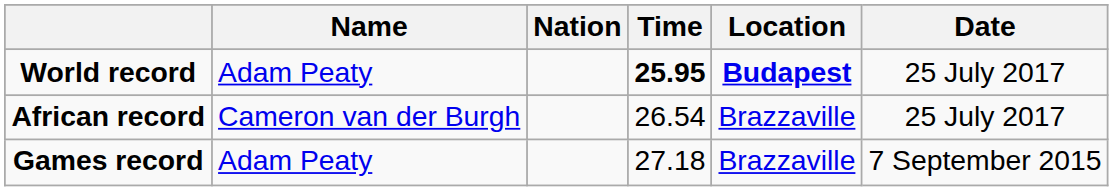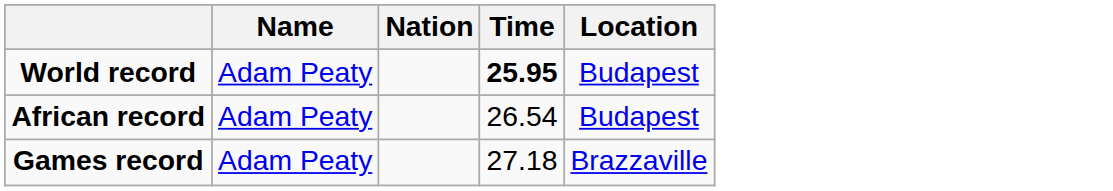- column: (985, 26)
(787, 71) bold -> (639, 71) normal
(369, 116) Cameron van der Burgh -> (295, 116) Adam Peaty
(787, 116) Brazzaville -> (639, 116) Budapest
